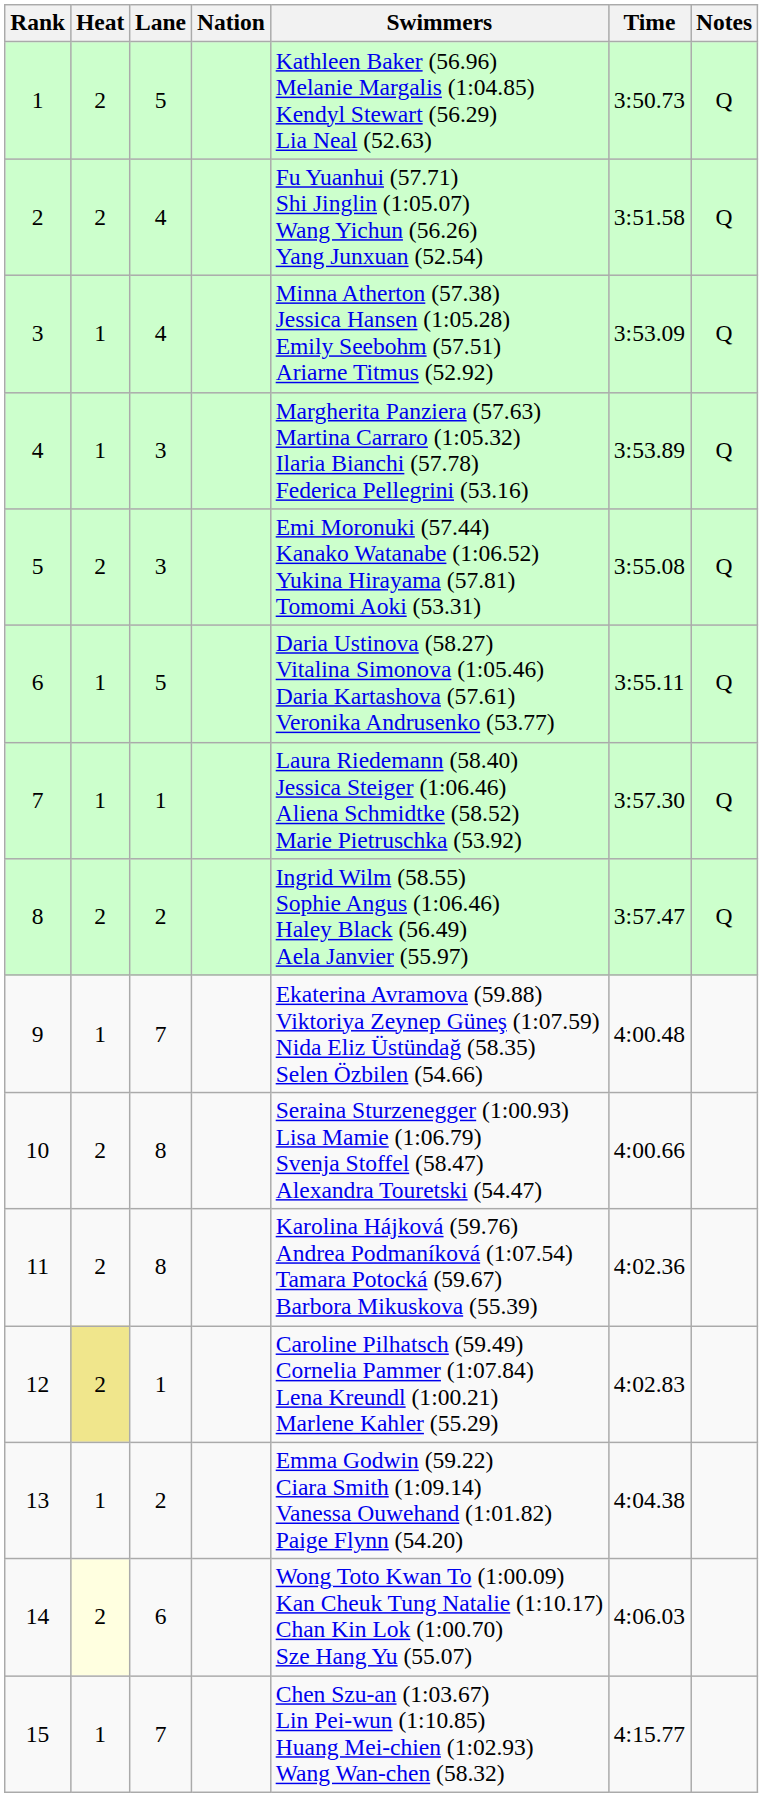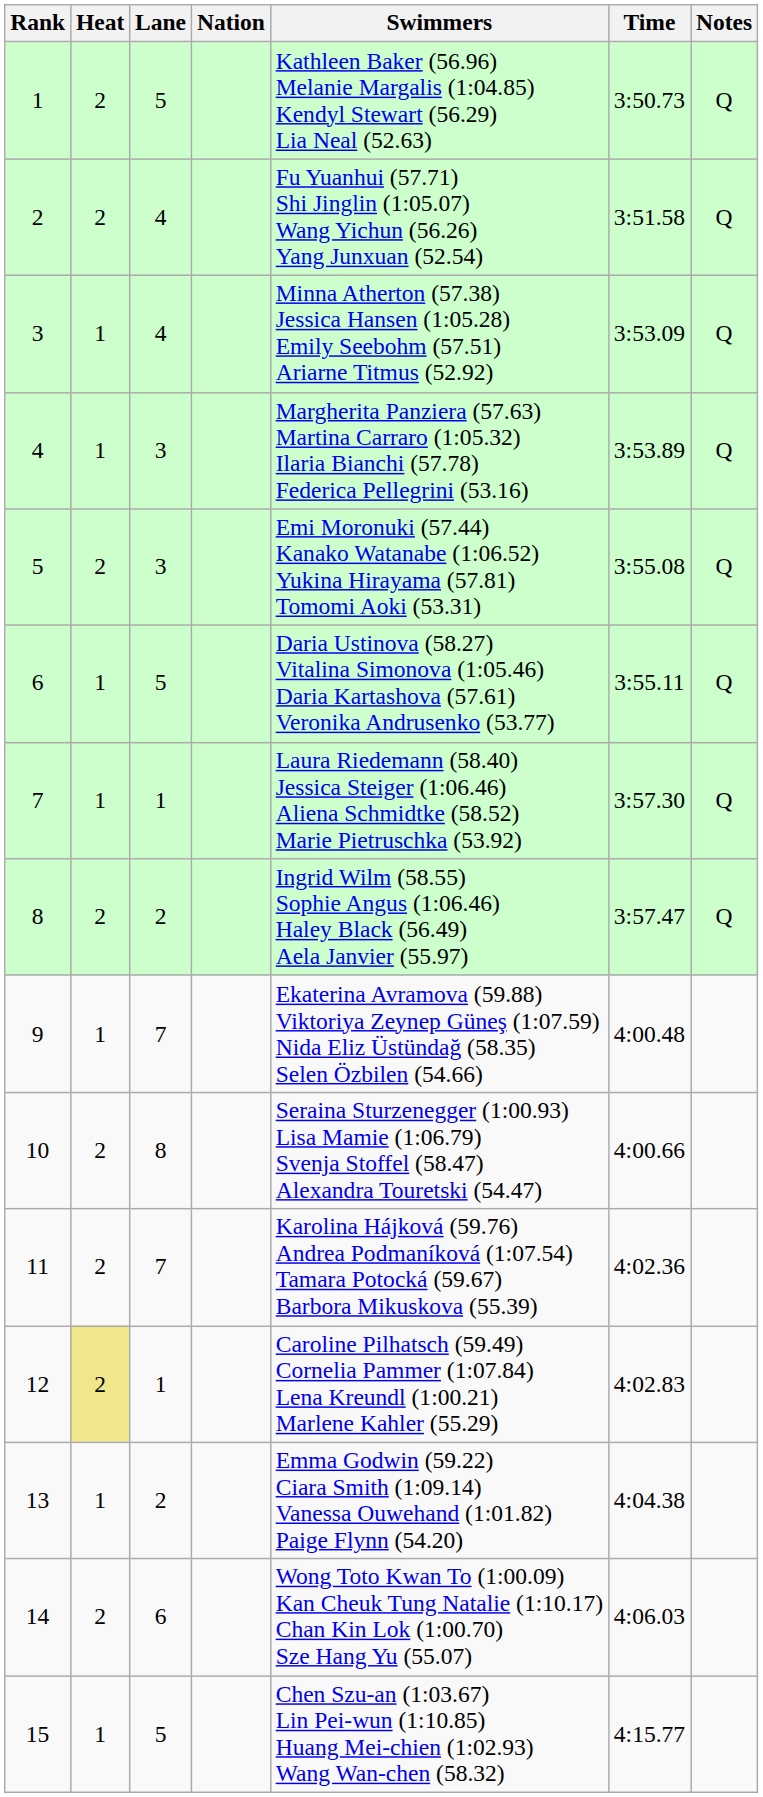(161, 1266) 8 -> (161, 1266) 7
(100, 1616) lightyellow background -> (100, 1616) no background
(161, 1733) 7 -> (161, 1733) 5
